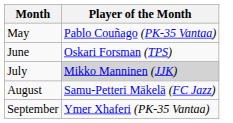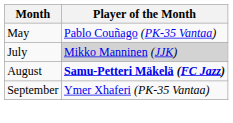- row: (18, 52)
(140, 90) normal -> (144, 71) bold
